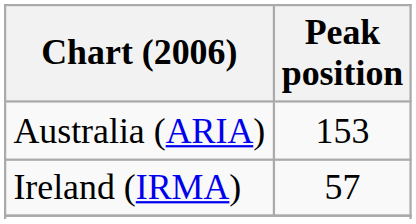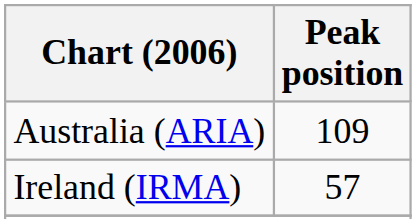(342, 130) 153 -> (342, 130) 109
